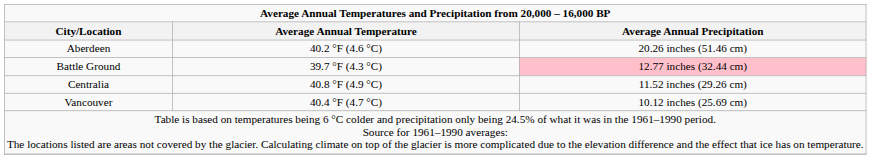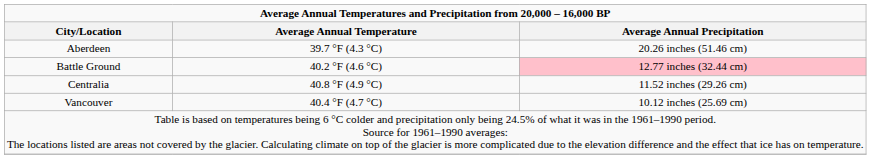(346, 48) 40.2 °F (4.6 °C) -> (346, 48) 39.7 °F (4.3 °C)
(346, 66) 39.7 °F (4.3 °C) -> (346, 66) 40.2 °F (4.6 °C)
